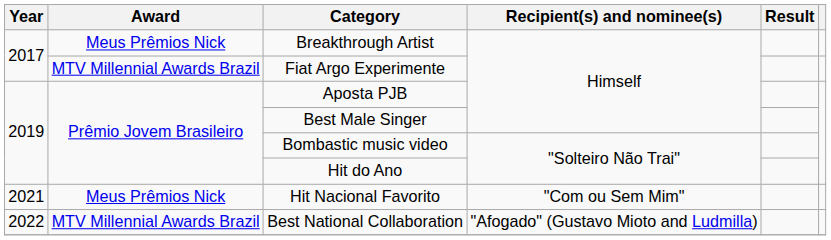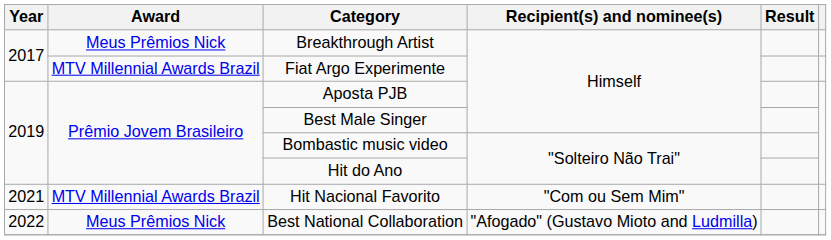(156, 196) Meus Prêmios Nick -> (156, 196) MTV Millennial Awards Brazil
(156, 222) MTV Millennial Awards Brazil -> (156, 222) Meus Prêmios Nick
